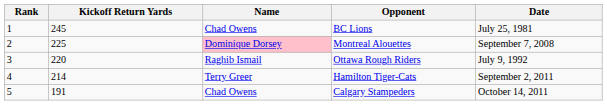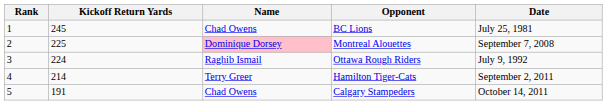(59, 60) 220 -> (59, 60) 224
